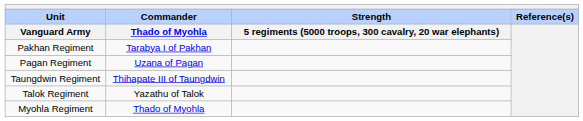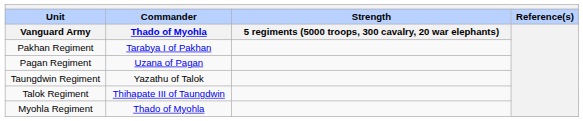(169, 78) Thihapate III of Taungdwin -> (169, 78) Yazathu of Talok
(169, 93) Yazathu of Talok -> (169, 93) Thihapate III of Taungdwin
